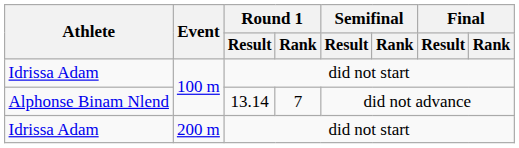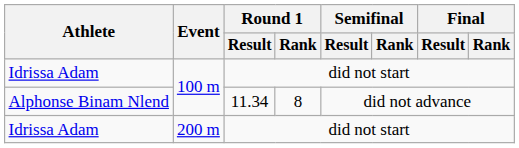(250, 101) 13.14 -> (250, 101) 11.34
(298, 101) 7 -> (298, 101) 8
